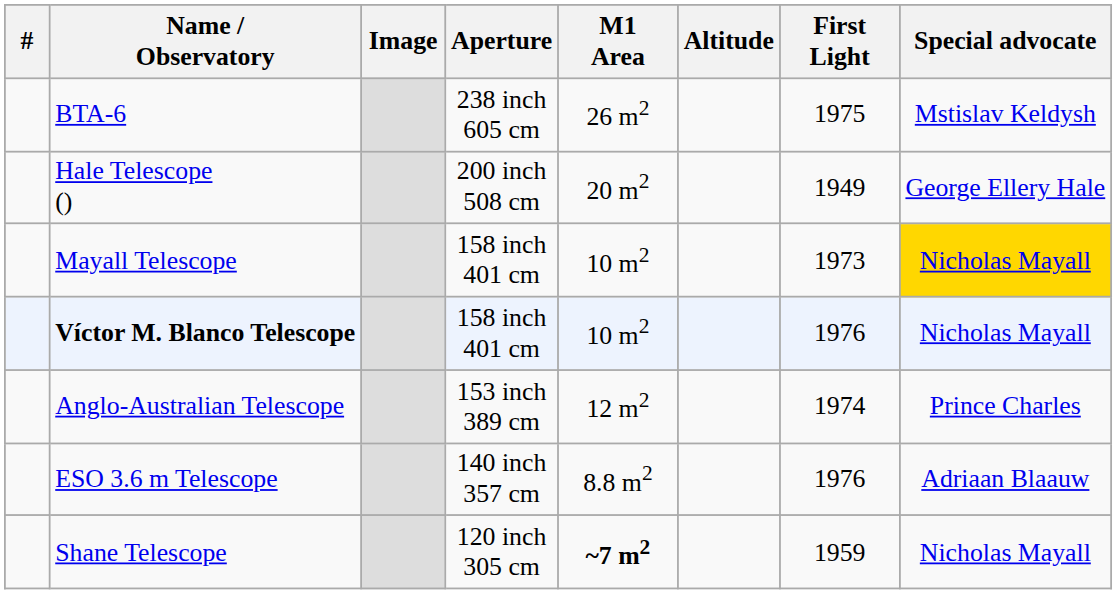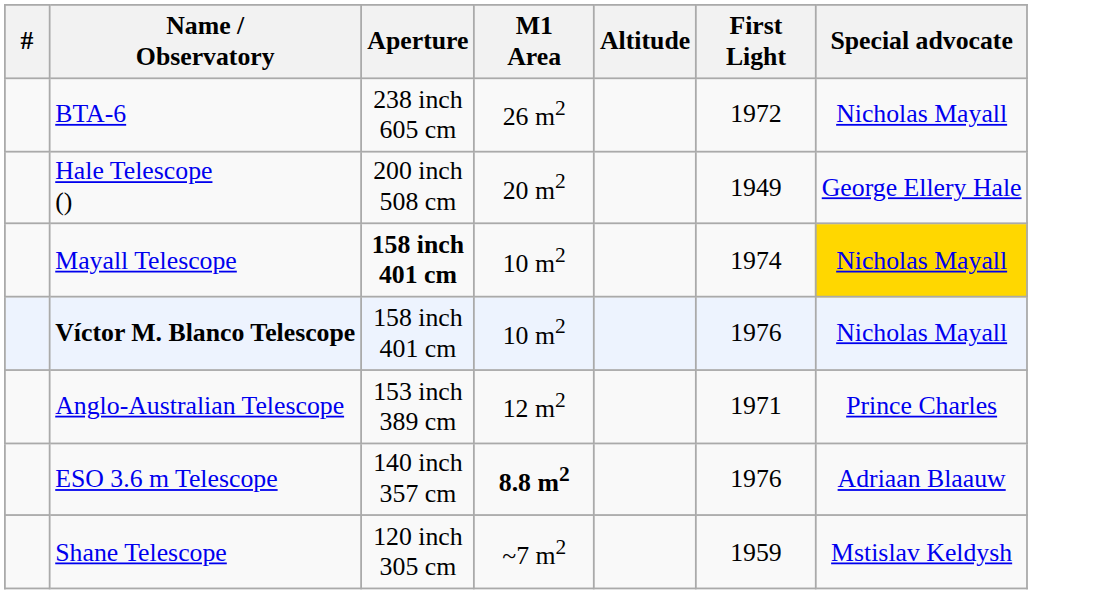- column: (403, 41)
(840, 114) 1975 -> (756, 114) 1972
(1005, 114) Mstislav Keldysh -> (922, 114) Nicholas Mayall
(502, 260) normal -> (418, 260) bold
(840, 260) 1973 -> (756, 260) 1974
(840, 406) 1974 -> (756, 406) 1971
(618, 479) normal -> (534, 479) bold
(618, 551) bold -> (534, 551) normal
(1005, 551) Nicholas Mayall -> (922, 551) Mstislav Keldysh
